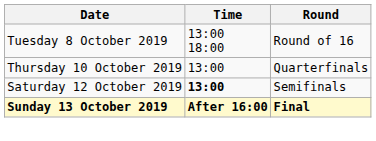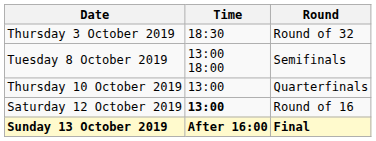+ row: (91, 34)
(314, 41) Round of 16 -> (310, 61) Semifinals
(310, 87) Semifinals -> (314, 107) Round of 16
